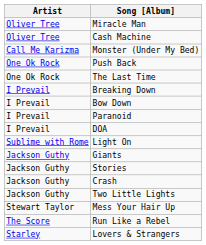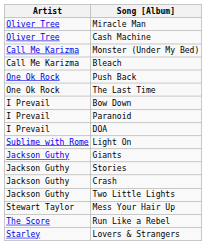+ row: (107, 63)
- row: (124, 90)
